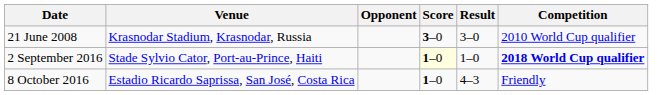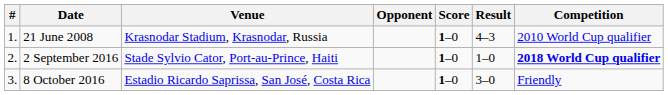+ column: (12, 15)
(432, 37) 3–0 -> (448, 37) 1–0
(469, 37) 3–0 -> (485, 37) 4–3
(432, 58) lightyellow background -> (448, 58) no background
(469, 80) 4–3 -> (485, 80) 3–0
